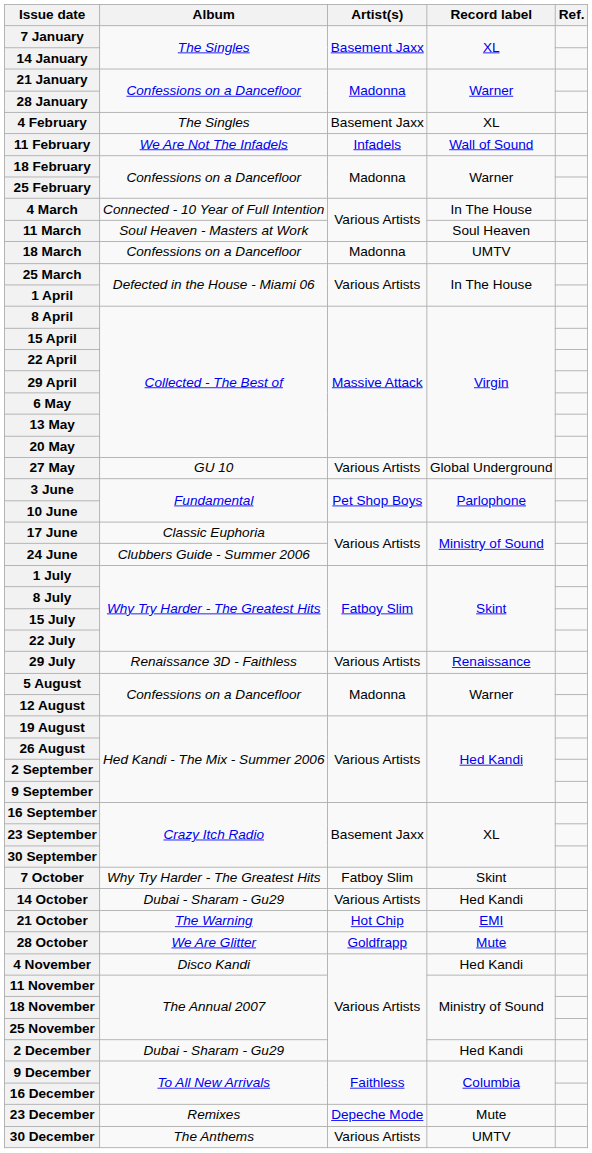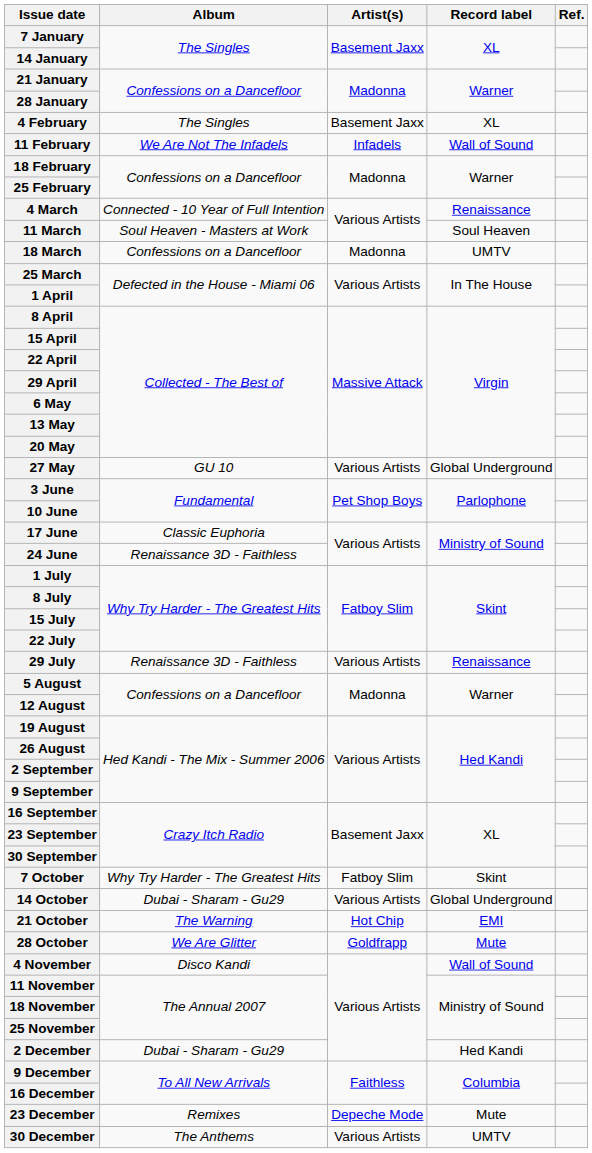(491, 209) In The House -> (491, 209) Renaissance
(214, 554) Clubbers Guide - Summer 2006 -> (214, 554) Renaissance 3D - Faithless
(491, 899) Hed Kandi -> (491, 899) Global Underground
(491, 964) Hed Kandi -> (491, 964) Wall of Sound
